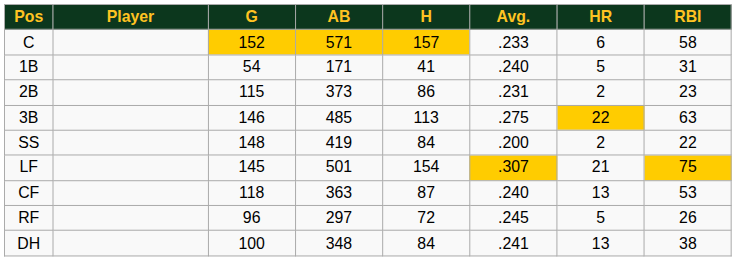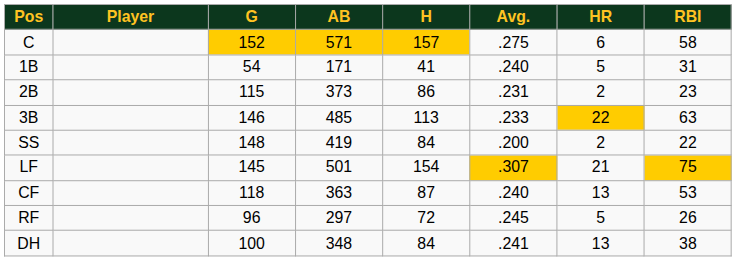(513, 42) .233 -> (513, 42) .275
(513, 117) .275 -> (513, 117) .233
